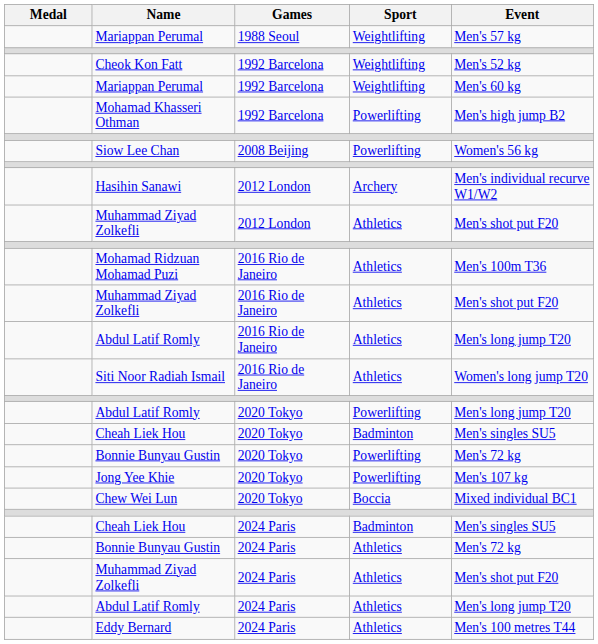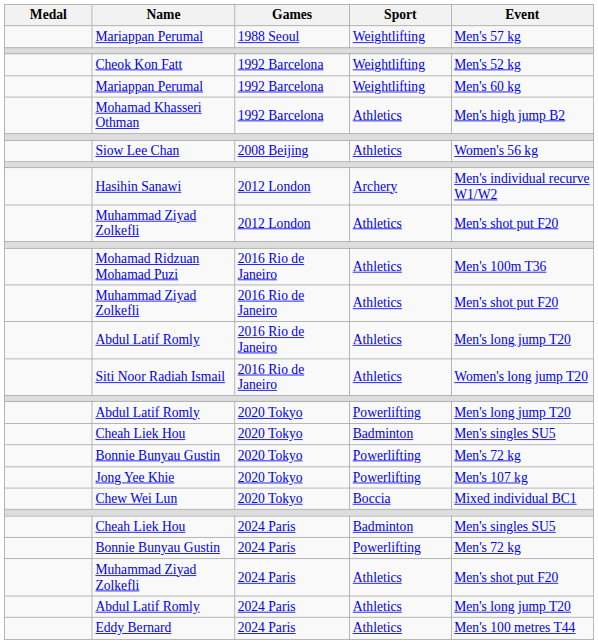(387, 115) Powerlifting -> (377, 115) Athletics
(387, 150) Powerlifting -> (377, 150) Athletics
(377, 548) Athletics -> (387, 548) Powerlifting
